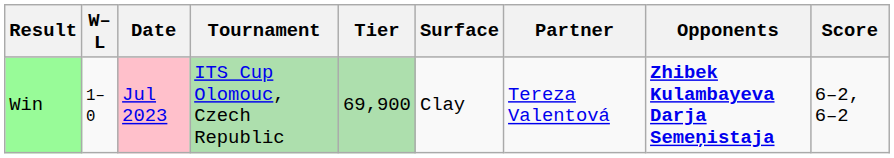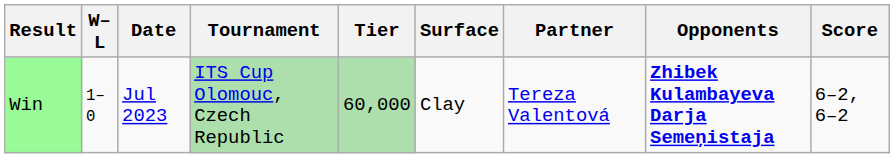(145, 105) pink background -> (145, 105) no background
(377, 105) 69,900 -> (377, 105) 60,000
